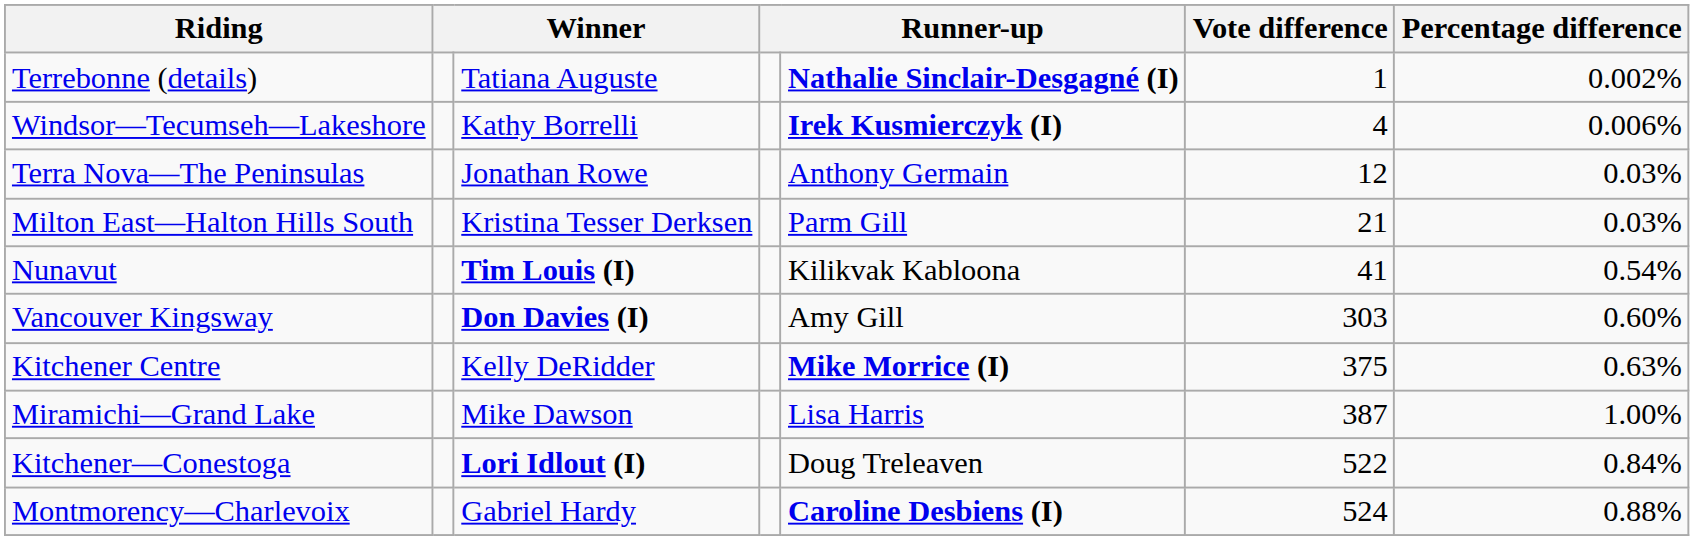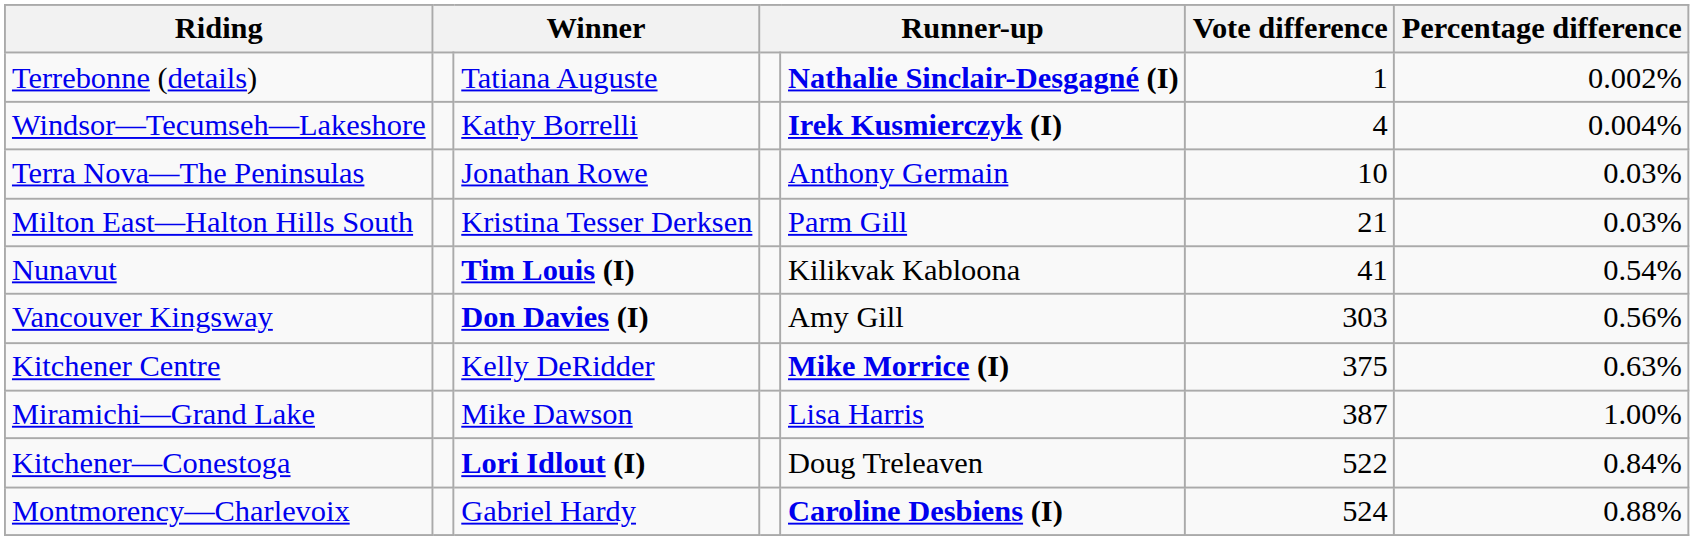(1635, 125) 0.006% -> (1635, 125) 0.004%
(1373, 173) 12 -> (1373, 173) 10
(1642, 317) 0.60% -> (1642, 317) 0.56%
